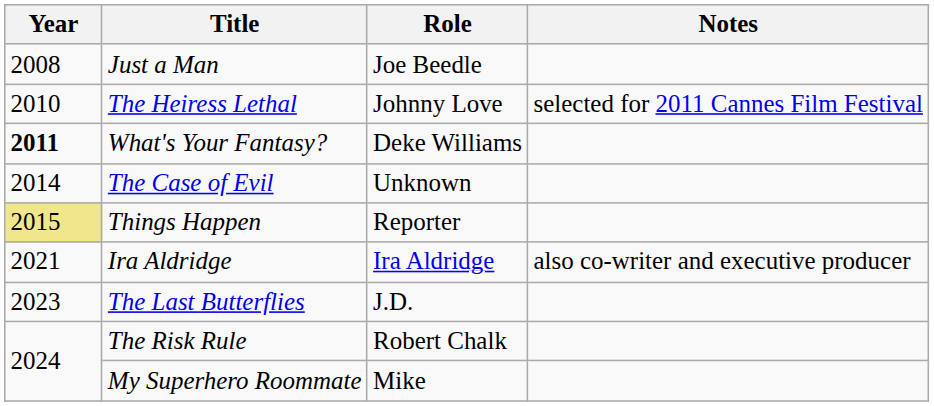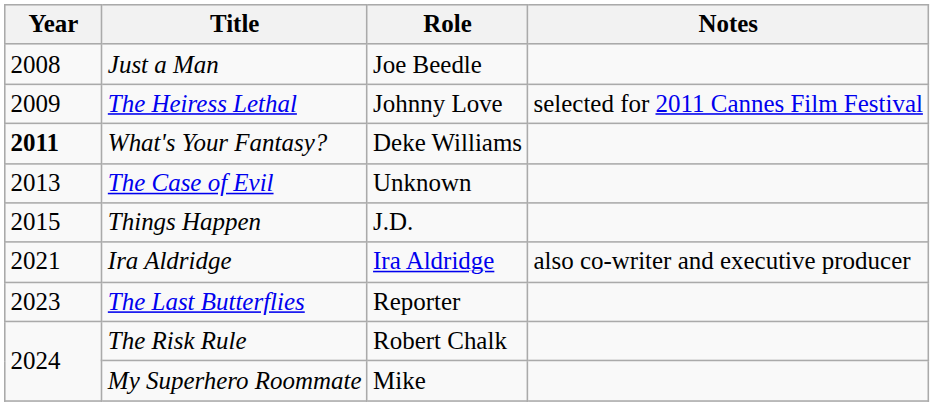(35, 103) 2010 -> (35, 103) 2009
(35, 182) 2014 -> (35, 182) 2013
(35, 222) khaki background -> (35, 222) no background
(417, 222) Reporter -> (393, 222) J.D.
(393, 301) J.D. -> (417, 301) Reporter
